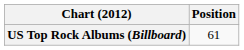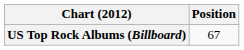(214, 34) 61 -> (214, 34) 67
